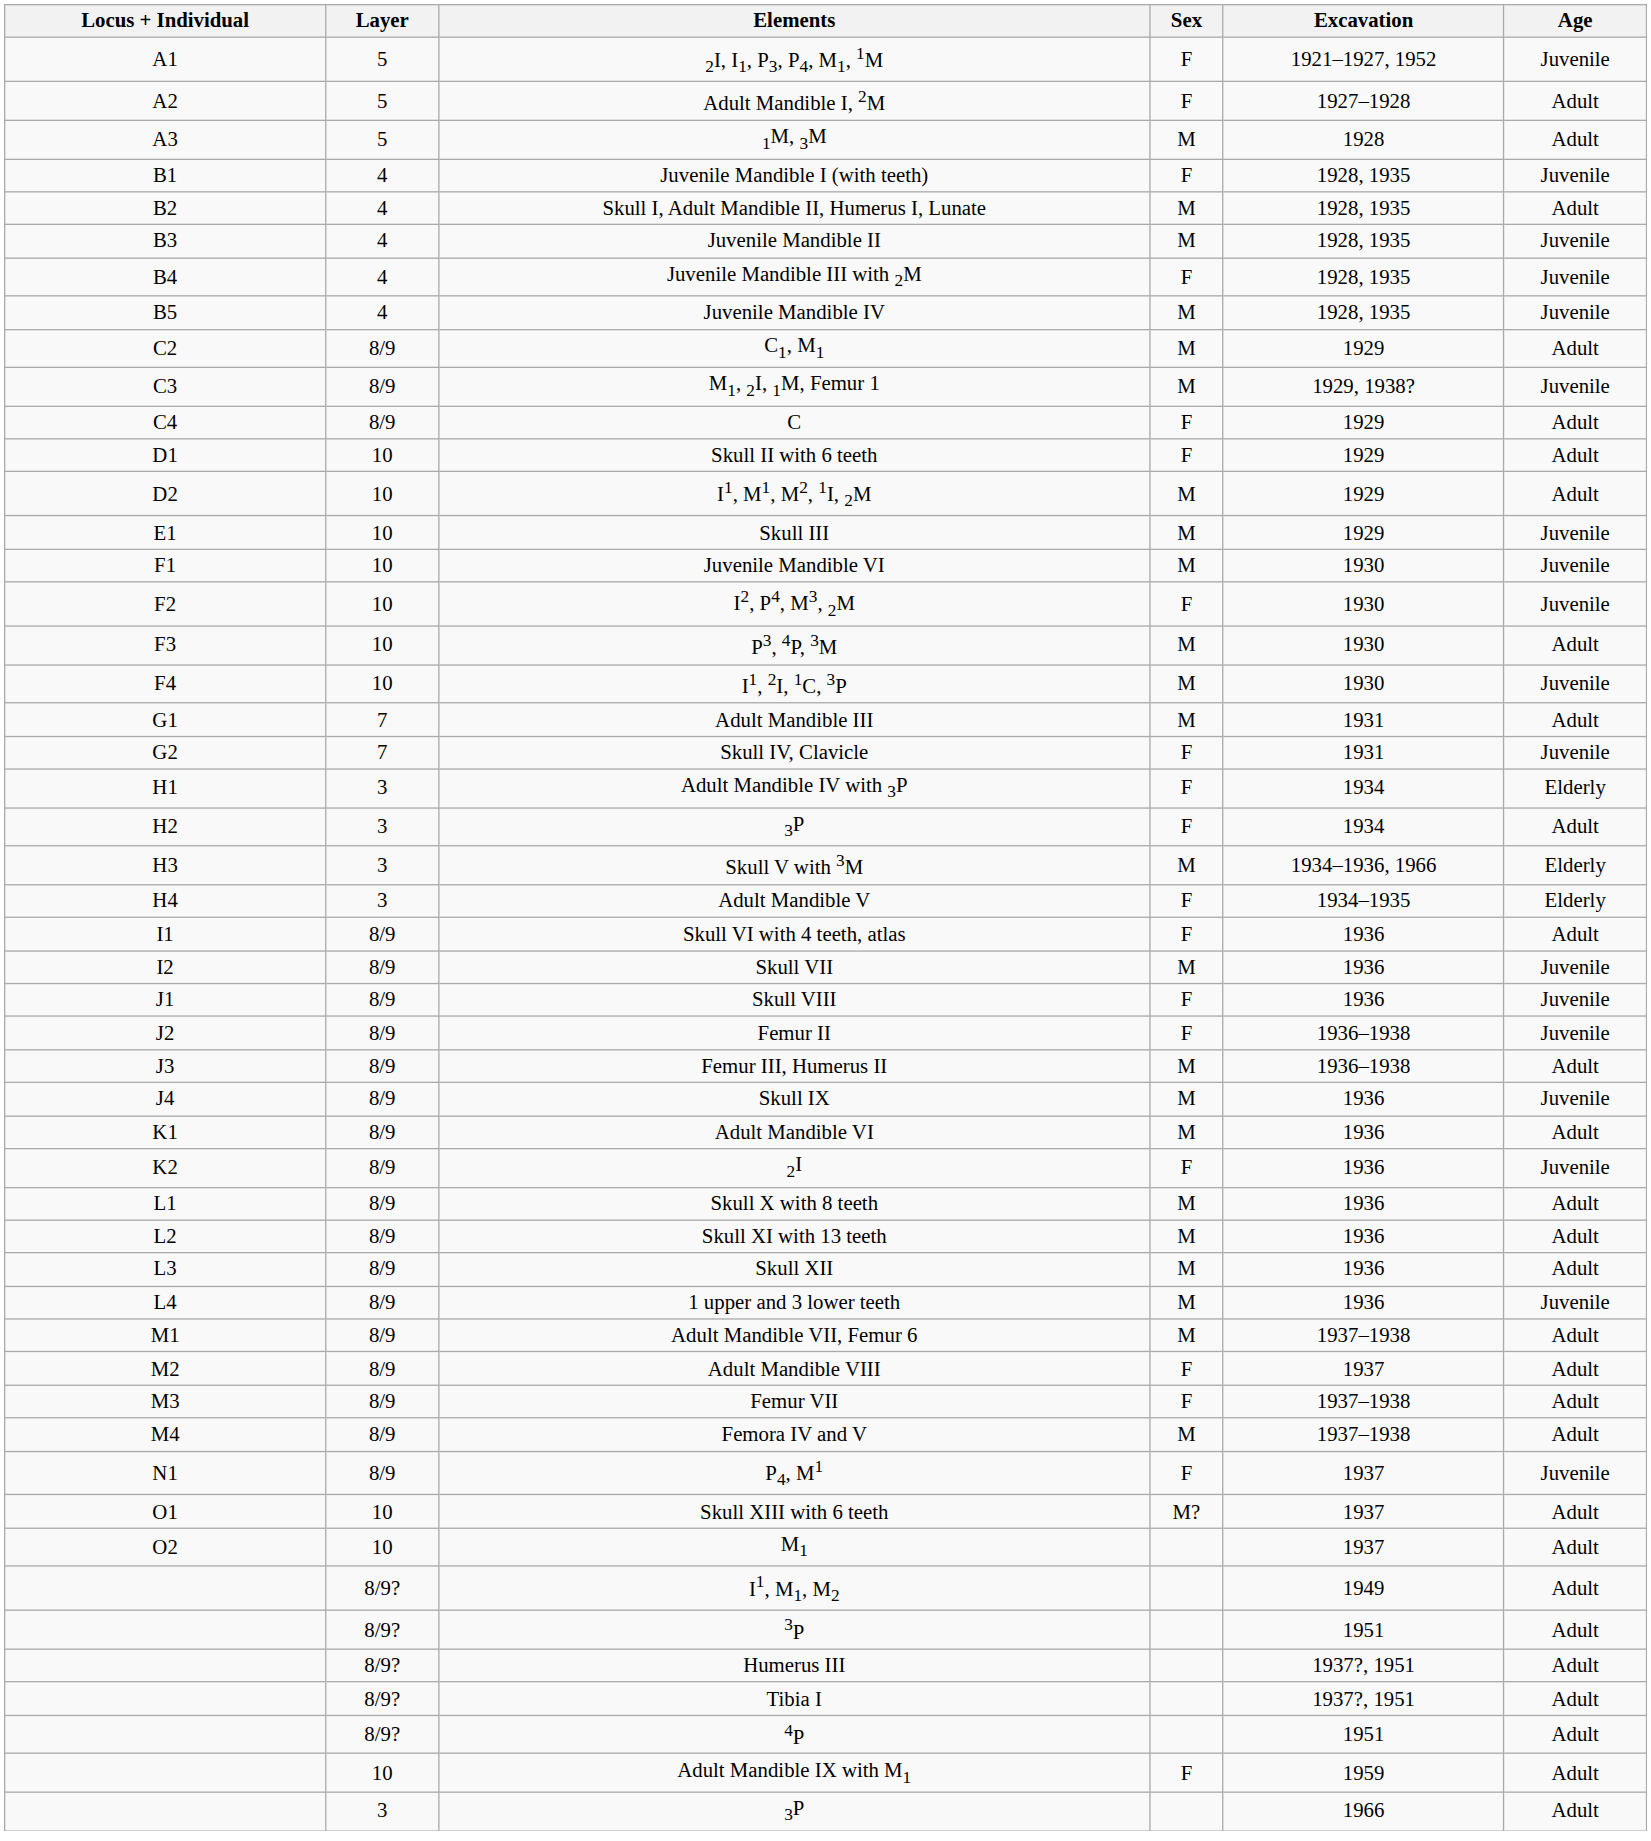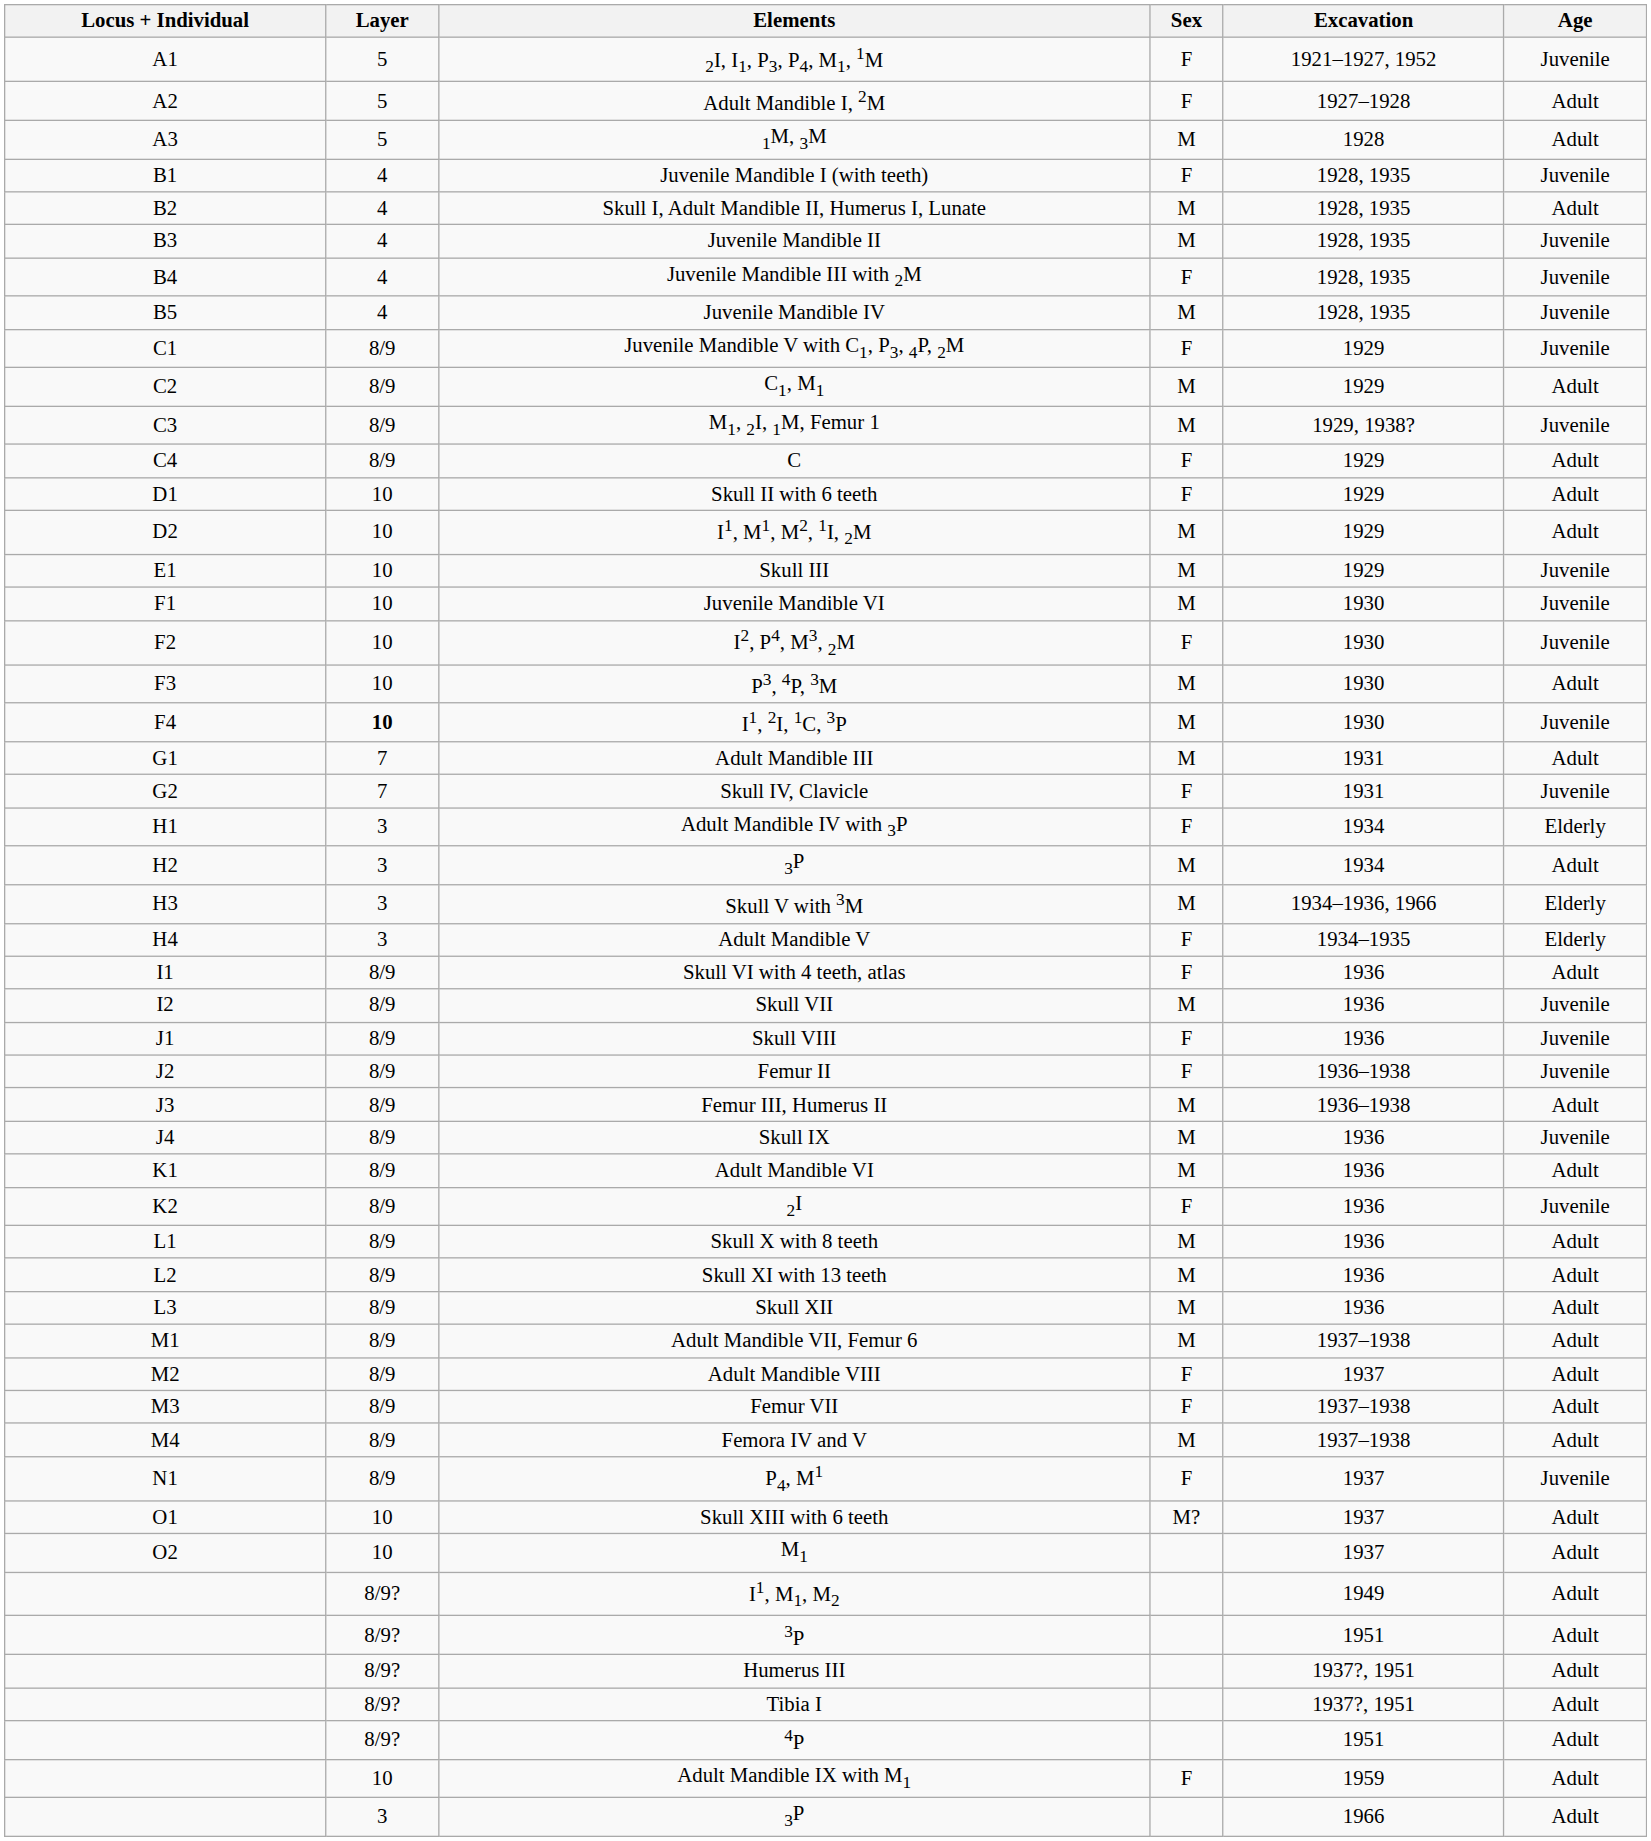+ row: (165, 348)
(382, 683) normal -> (382, 722) bold
(1186, 826) F -> (1186, 865) M
- row: (165, 1302)
